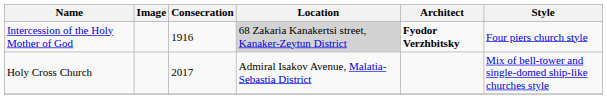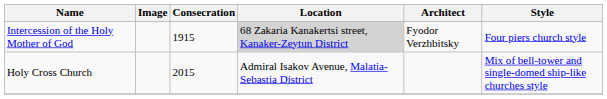(182, 36) 1916 -> (184, 36) 1915
(431, 36) bold -> (433, 36) normal
(182, 73) 2017 -> (184, 73) 2015
